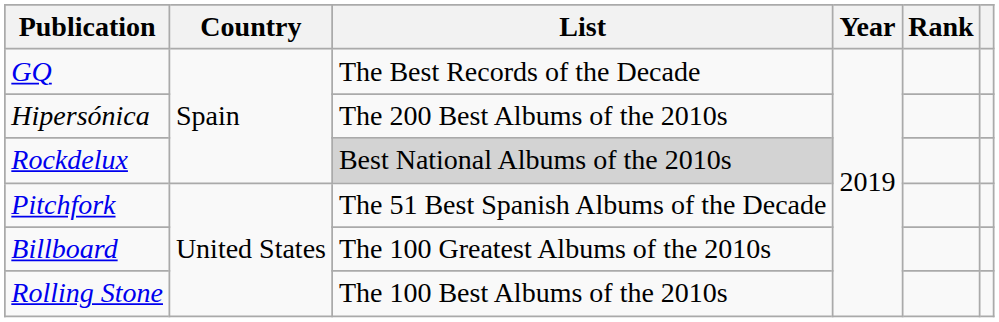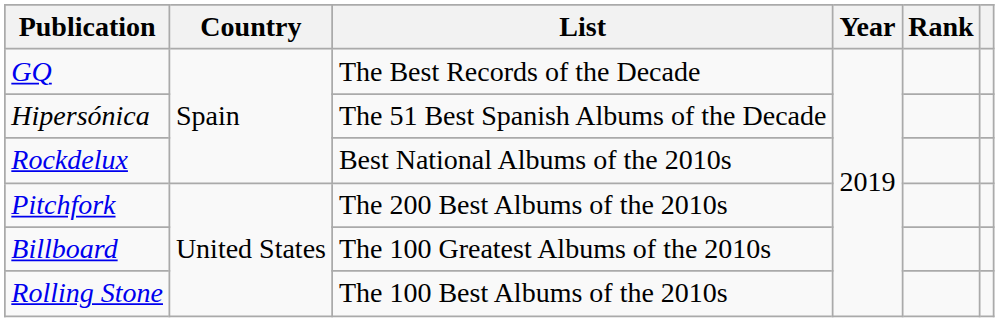(533, 115) The 200 Best Albums of the 2010s -> (583, 115) The 51 Best Spanish Albums of the Decade
(535, 159) lightgrey background -> (535, 159) no background
(583, 204) The 51 Best Spanish Albums of the Decade -> (533, 204) The 200 Best Albums of the 2010s
